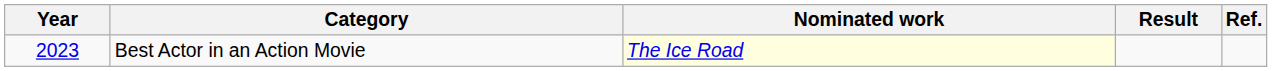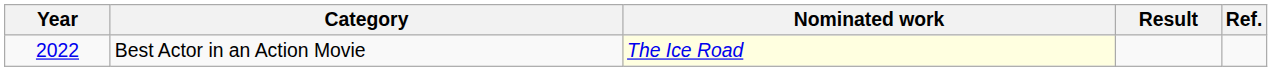(57, 50) 2023 -> (57, 50) 2022
